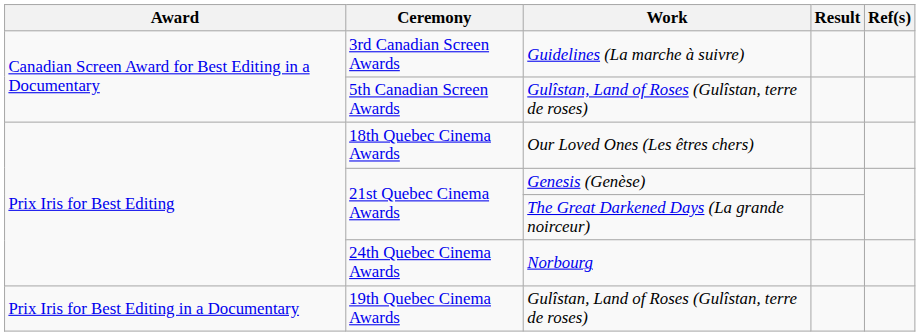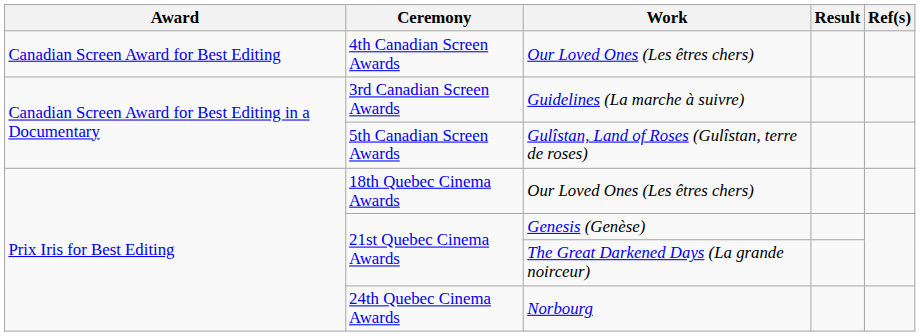+ row: (419, 53)
- row: (420, 308)
